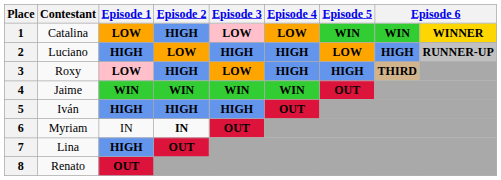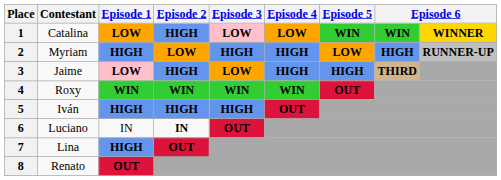(68, 52) Luciano -> (68, 52) Myriam
(68, 71) Roxy -> (68, 71) Jaime
(68, 90) Jaime -> (68, 90) Roxy
(68, 128) Myriam -> (68, 128) Luciano
